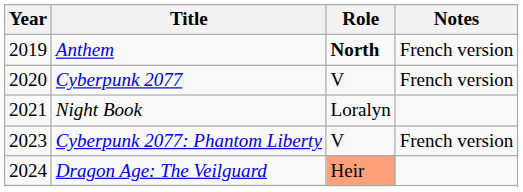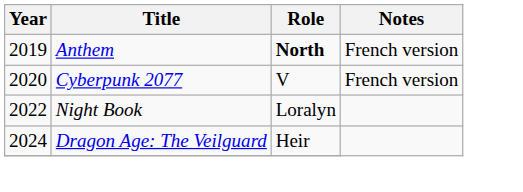(28, 110) 2021 -> (28, 110) 2022
- row: (189, 140)
(348, 170) lightsalmon background -> (293, 140) no background
